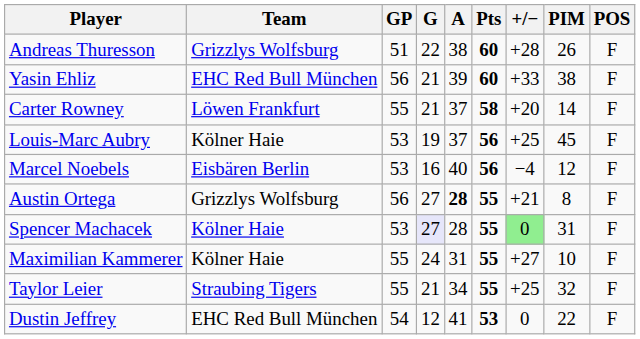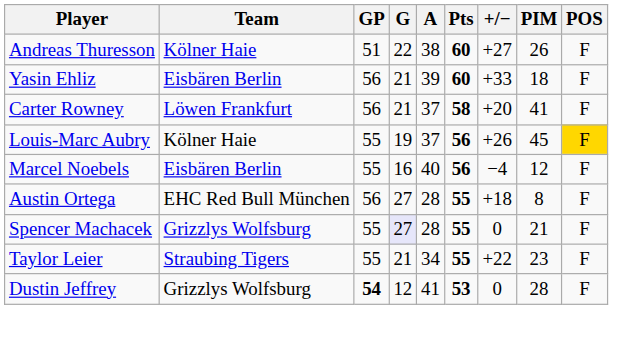(265, 49) Grizzlys Wolfsburg -> (210, 49) Kölner Haie
(525, 49) +28 -> (497, 49) +27
(284, 79) EHC Red Bull München -> (223, 79) Eisbären Berlin
(567, 79) 38 -> (539, 79) 18
(399, 109) 55 -> (372, 109) 56
(567, 109) 14 -> (539, 109) 41
(399, 139) 53 -> (372, 139) 55
(525, 139) +25 -> (497, 139) +26
(612, 139) no background -> (584, 139) gold background
(399, 169) 53 -> (372, 169) 55
(265, 199) Grizzlys Wolfsburg -> (257, 199) EHC Red Bull München
(458, 199) bold -> (430, 199) normal
(525, 199) +21 -> (497, 199) +18
(238, 229) Kölner Haie -> (237, 229) Grizzlys Wolfsburg
(399, 229) 53 -> (372, 229) 55
(525, 229) lightgreen background -> (497, 229) no background
(567, 229) 31 -> (539, 229) 21
- row: (96, 259)
(525, 288) +25 -> (497, 259) +22
(567, 288) 32 -> (539, 259) 23
(284, 318) EHC Red Bull München -> (237, 288) Grizzlys Wolfsburg
(399, 318) normal -> (372, 288) bold
(567, 318) 22 -> (539, 288) 28
